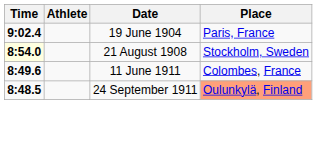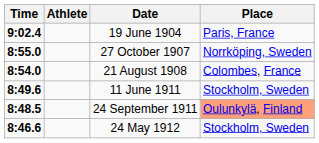+ row: (145, 52)
(24, 52) lightyellow background -> (24, 71) no background
(256, 52) Stockholm, Sweden -> (252, 71) Colombes, France
(252, 71) Colombes, France -> (256, 90) Stockholm, Sweden
+ row: (145, 128)
